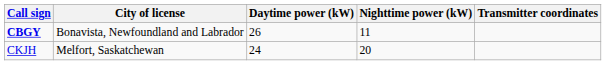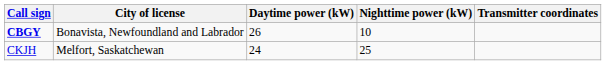(365, 32) 11 -> (365, 32) 10
(365, 50) 20 -> (365, 50) 25
